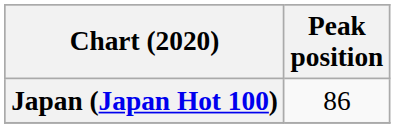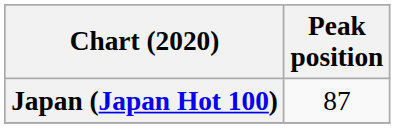(337, 100) 86 -> (337, 100) 87
